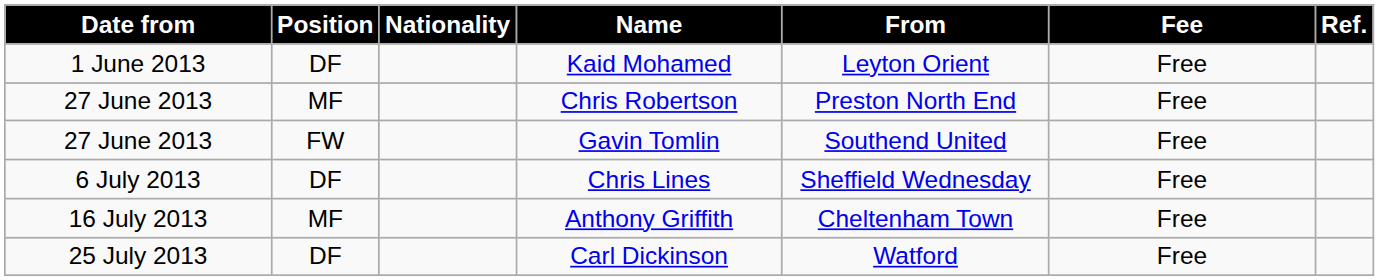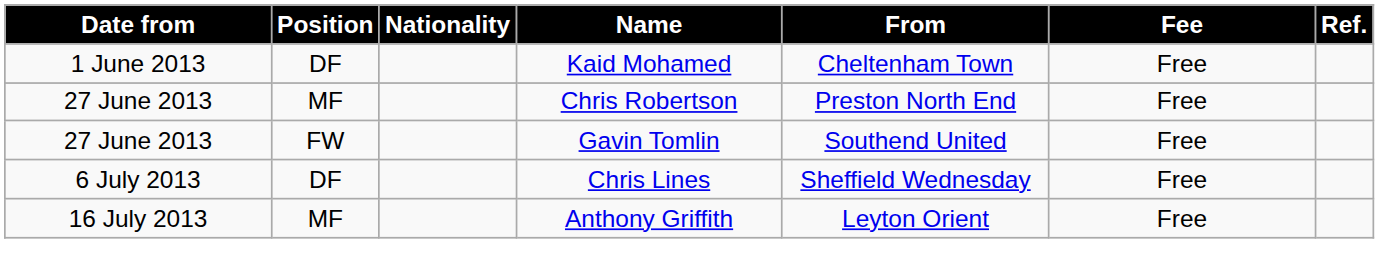(916, 63) Leyton Orient -> (916, 63) Cheltenham Town
(916, 218) Cheltenham Town -> (916, 218) Leyton Orient
- row: (649, 257)
